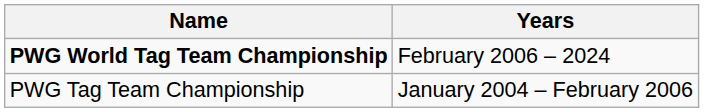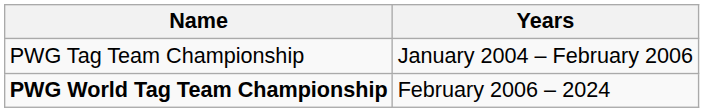rows swapped: (157, 90) <-> (199, 55)
